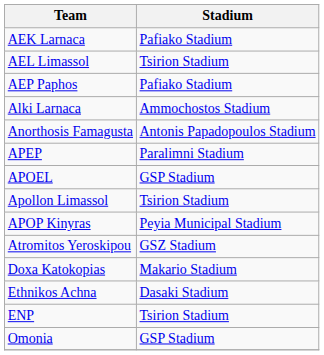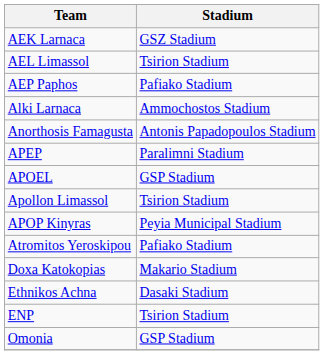(186, 39) Pafiako Stadium -> (178, 39) GSZ Stadium
(178, 246) GSZ Stadium -> (186, 246) Pafiako Stadium
